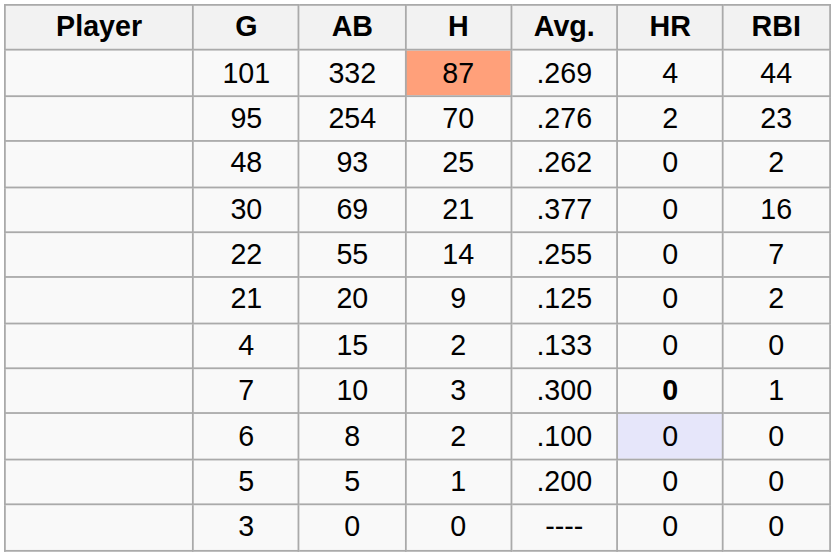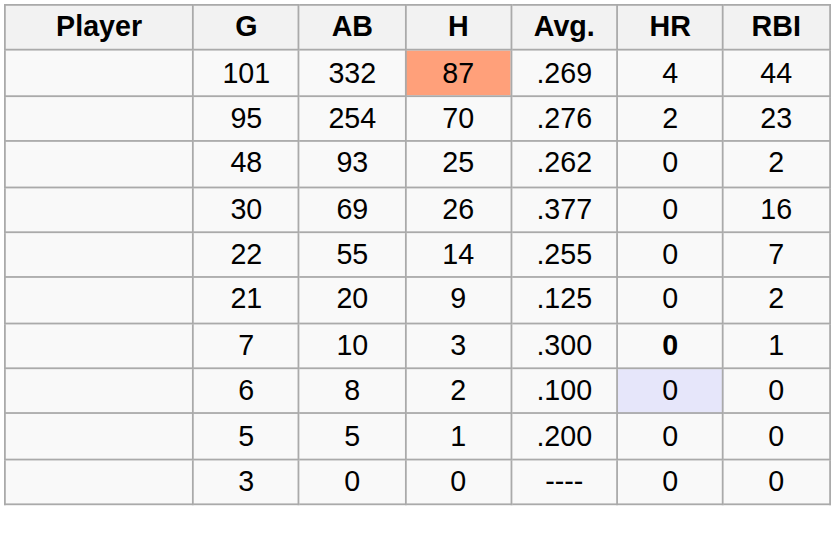(458, 208) 21 -> (458, 208) 26
- row: (352, 345)
